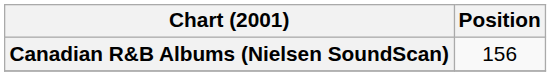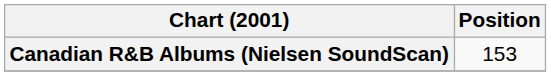(500, 53) 156 -> (500, 53) 153
